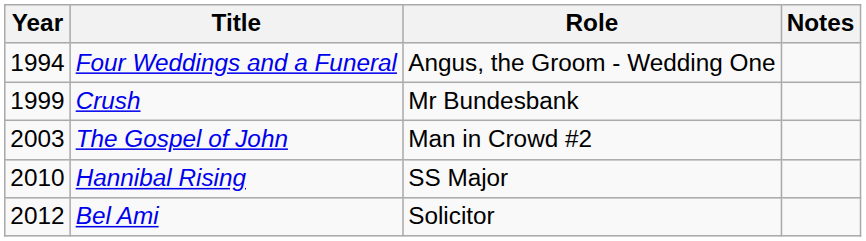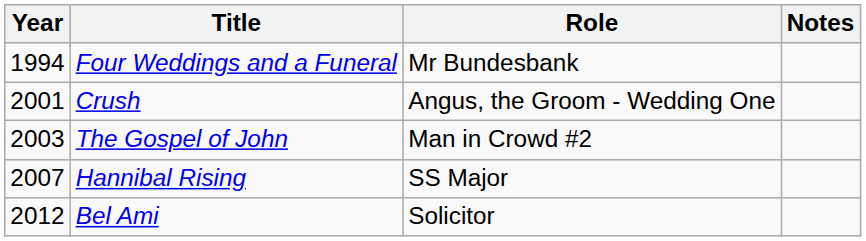(592, 62) Angus, the Groom - Wedding One -> (493, 62) Mr Bundesbank
(37, 100) 1999 -> (37, 100) 2001
(493, 100) Mr Bundesbank -> (592, 100) Angus, the Groom - Wedding One
(37, 178) 2010 -> (37, 178) 2007
